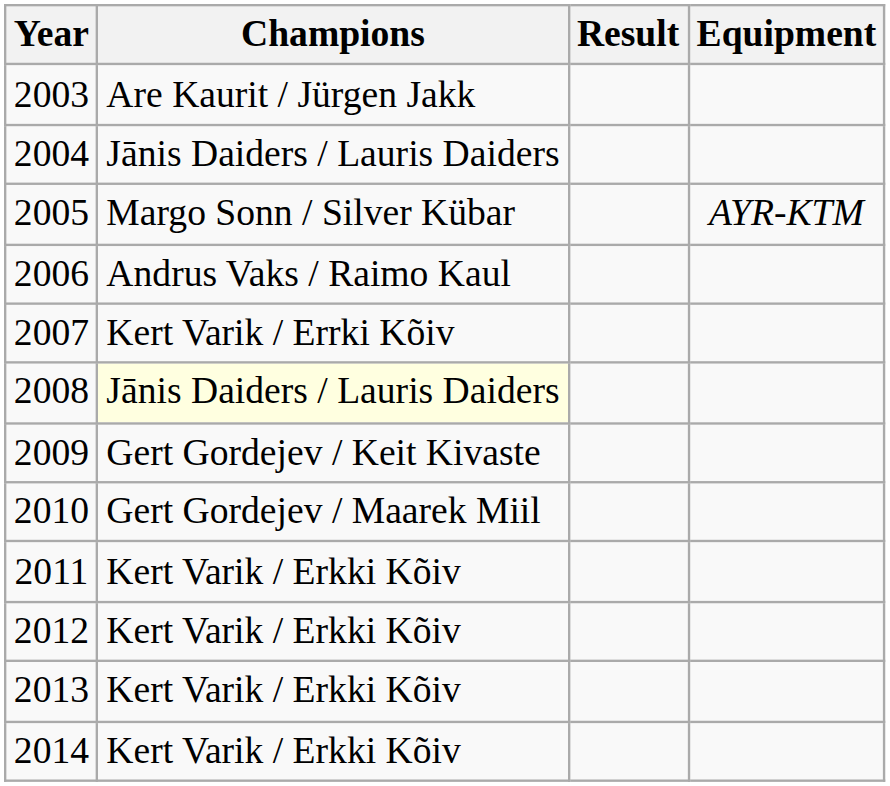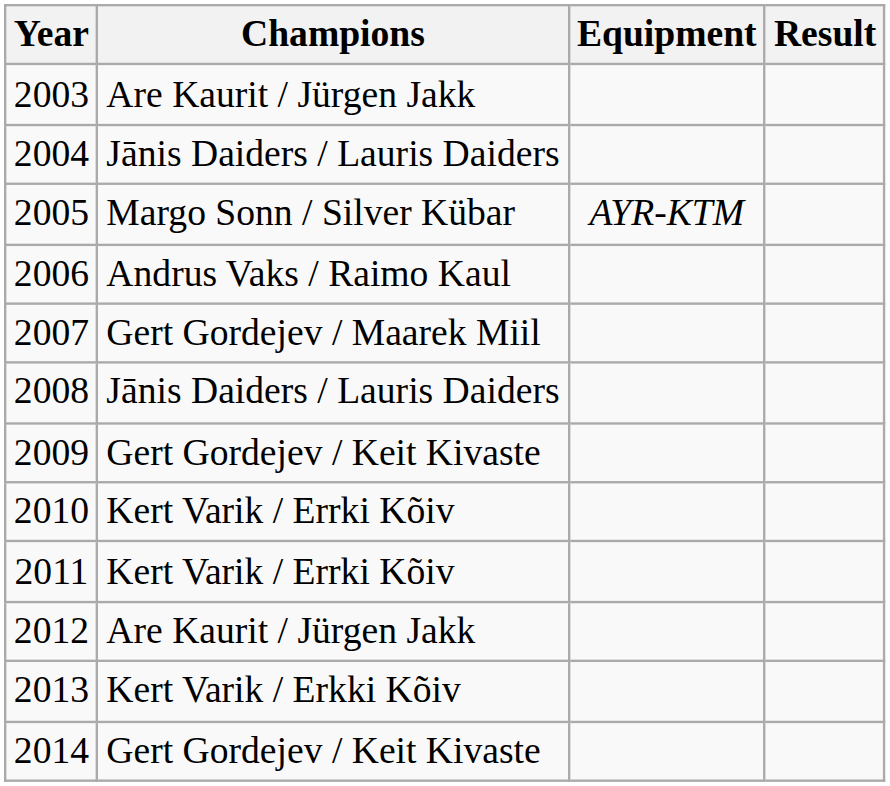columns swapped: (786, 34) <-> (628, 34)
(280, 332) Kert Varik / Errki Kõiv -> (324, 332) Gert Gordejev / Maarek Miil
(333, 392) lightyellow background -> (333, 392) no background
(324, 511) Gert Gordejev / Maarek Miil -> (280, 511) Kert Varik / Errki Kõiv
(284, 570) Kert Varik / Erkki Kõiv -> (280, 570) Kert Varik / Errki Kõiv
(284, 630) Kert Varik / Erkki Kõiv -> (291, 630) Are Kaurit / Jürgen Jakk
(284, 749) Kert Varik / Erkki Kõiv -> (324, 749) Gert Gordejev / Keit Kivaste
